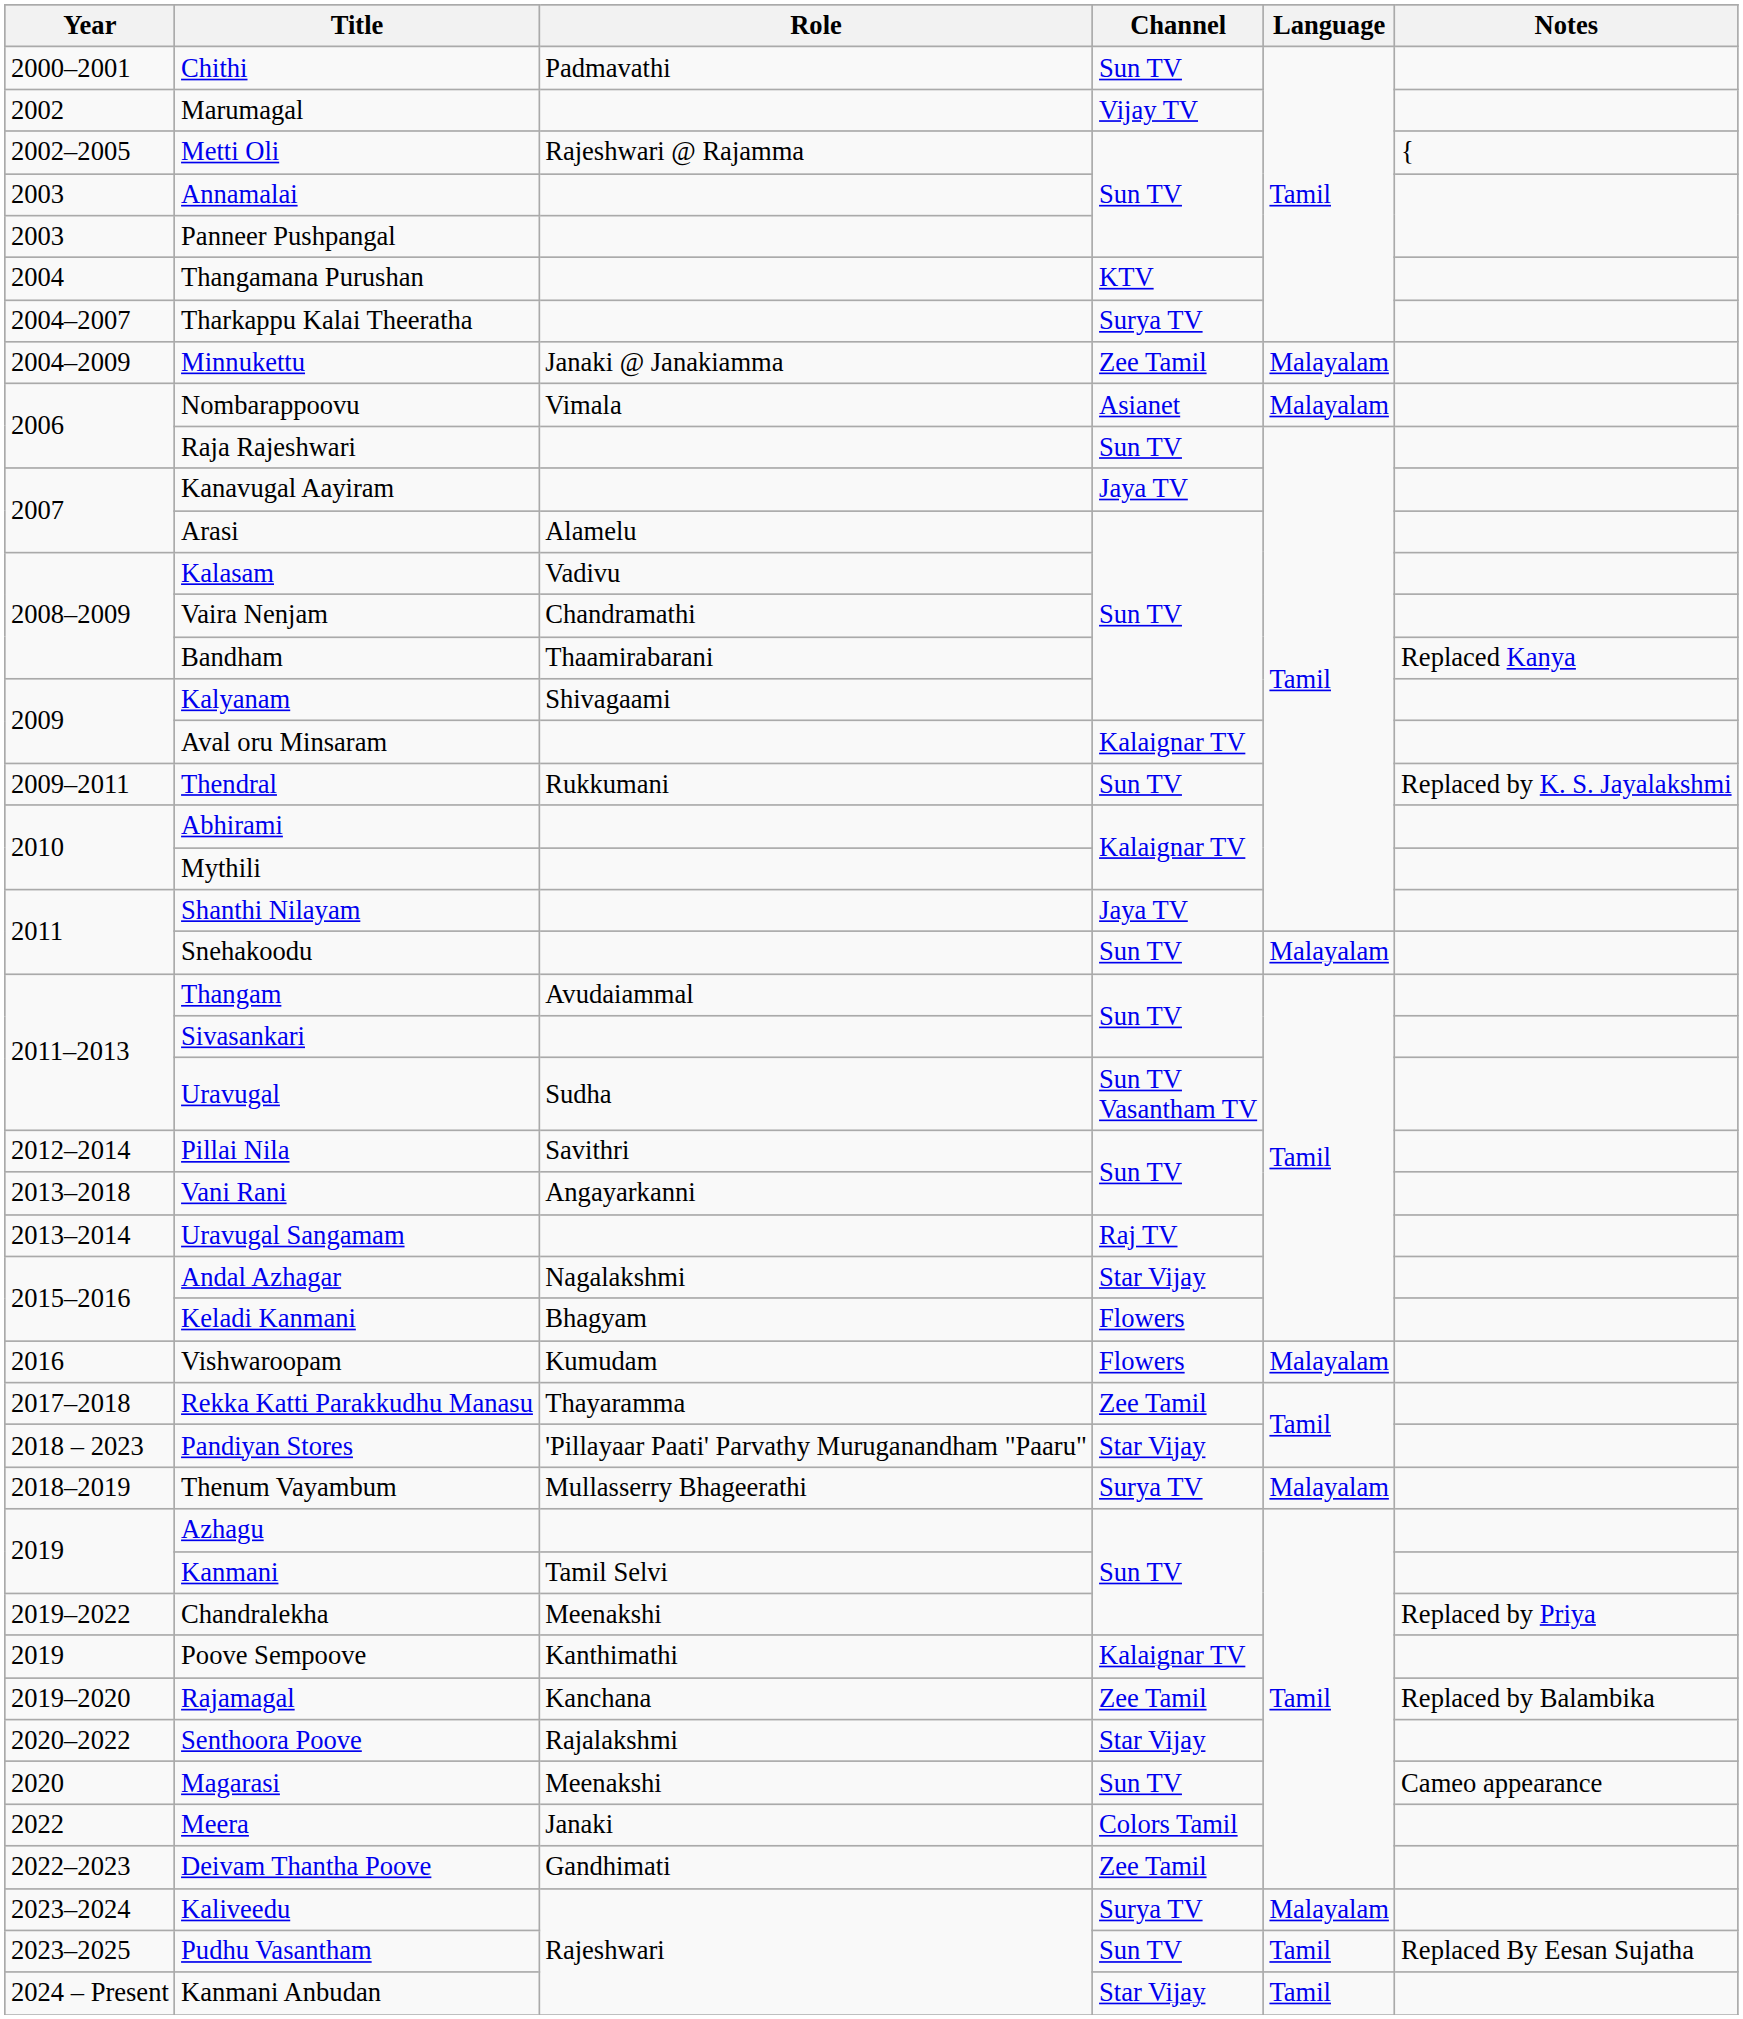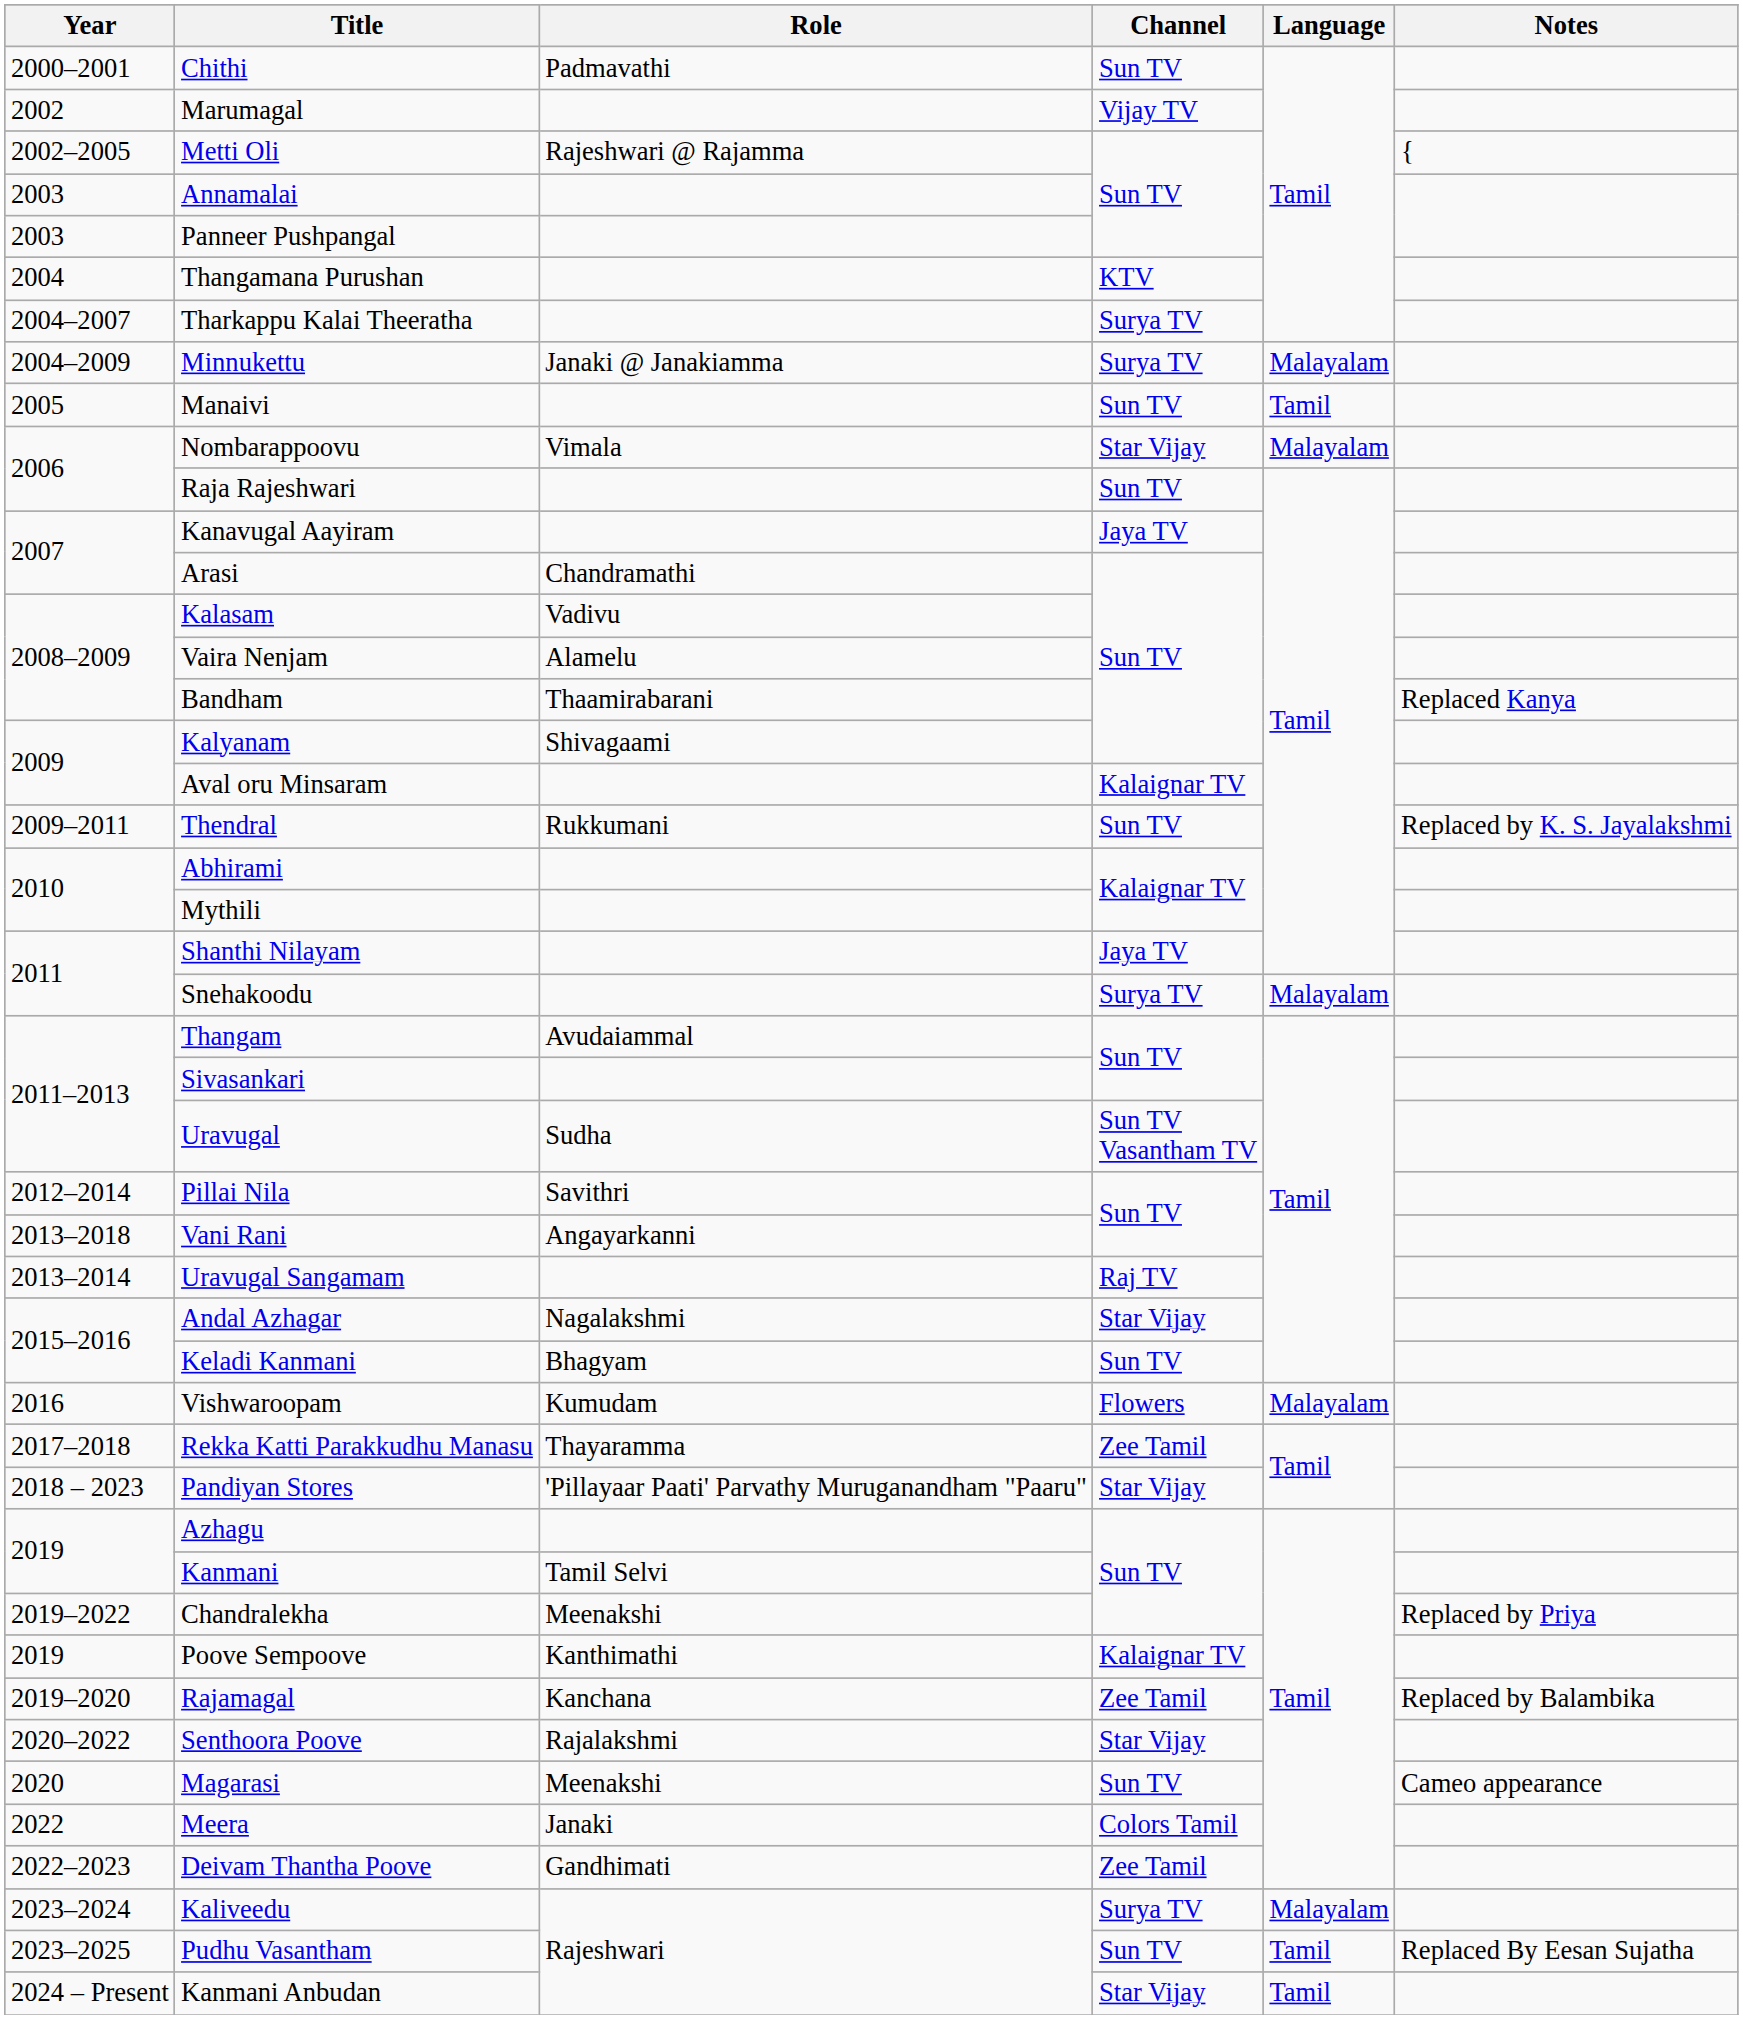(1153, 362) Zee Tamil -> (1151, 362) Surya TV
+ row: (225, 404)
(1140, 404) Asianet -> (1152, 446) Star Vijay
(591, 531) Alamelu -> (620, 573) Chandramathi
(620, 615) Chandramathi -> (591, 657) Alamelu
(1141, 952) Sun TV -> (1151, 994) Surya TV
(1142, 1319) Flowers -> (1141, 1361) Sun TV
- row: (289, 1487)
